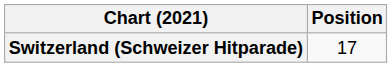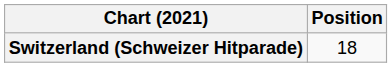(347, 47) 17 -> (347, 47) 18
